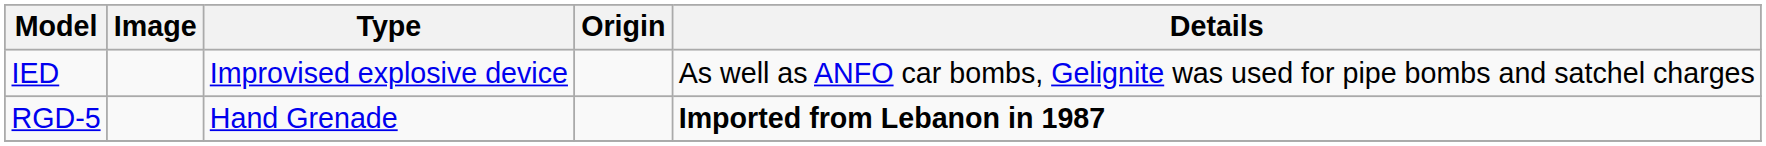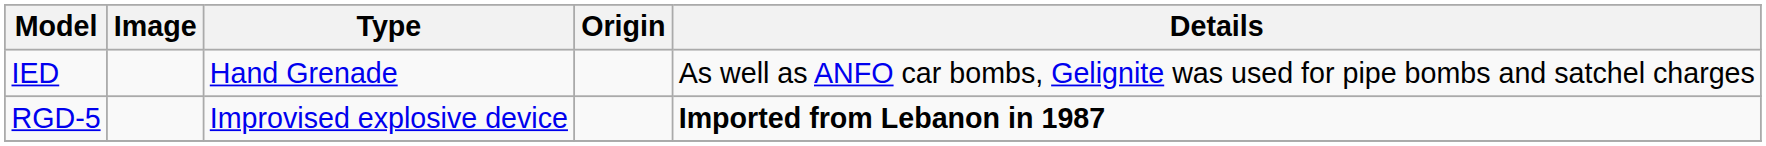(389, 72) Improvised explosive device -> (304, 72) Hand Grenade
(304, 118) Hand Grenade -> (389, 118) Improvised explosive device
